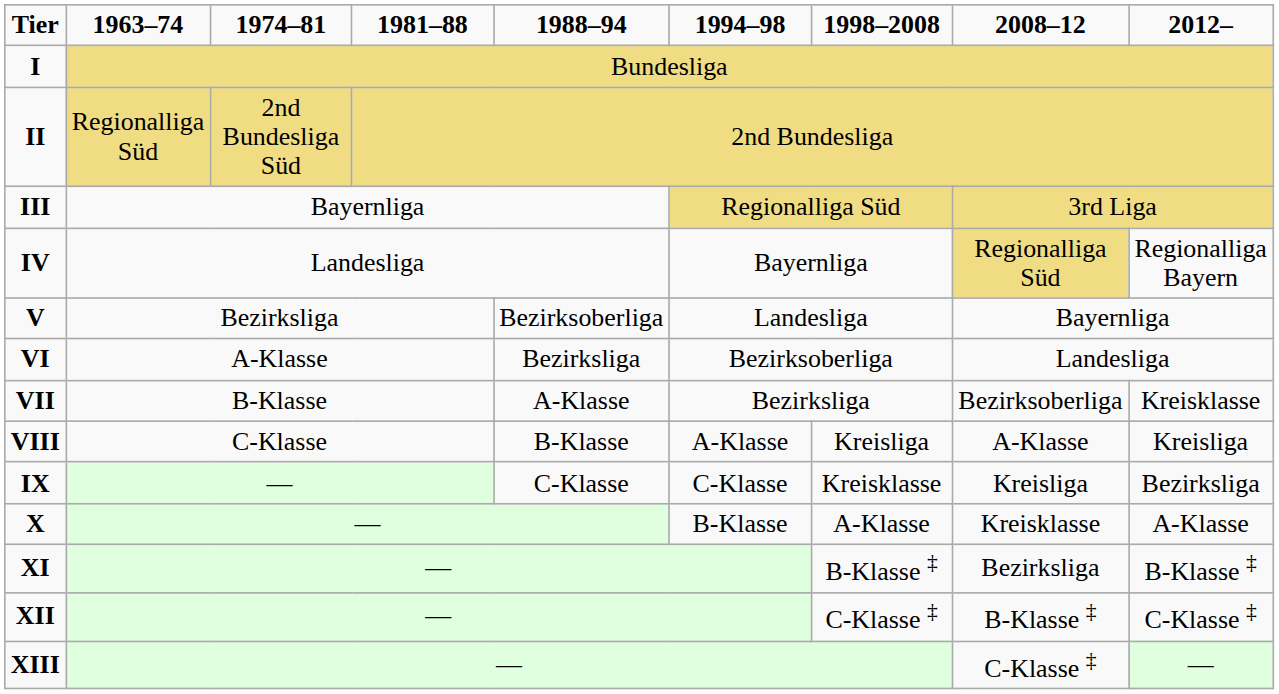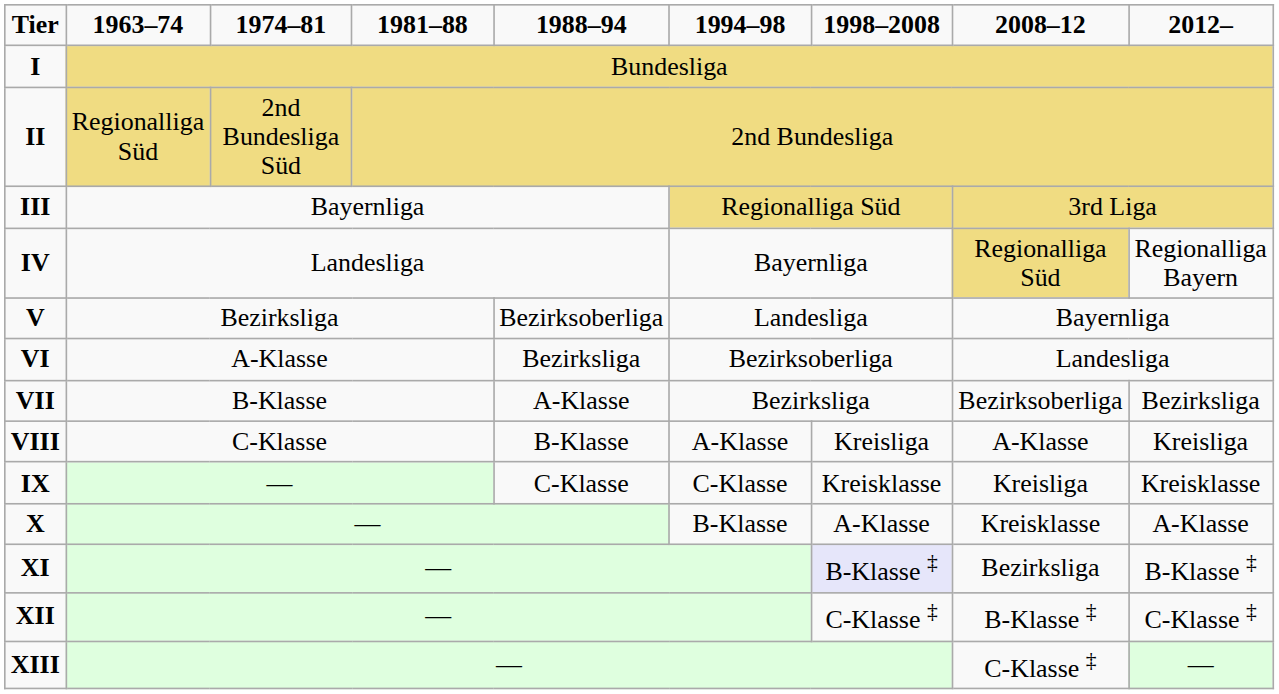(1201, 400) Kreisklasse -> (1201, 400) Bezirksliga
(1201, 482) Bezirksliga -> (1201, 482) Kreisklasse
(882, 568) no background -> (882, 568) lavender background
